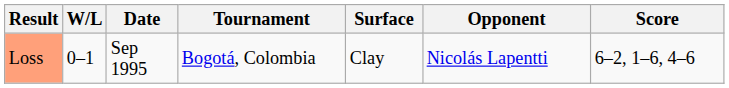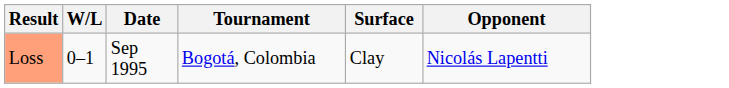- column: (657, 18)
